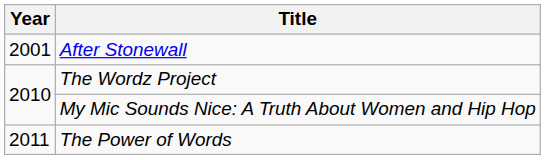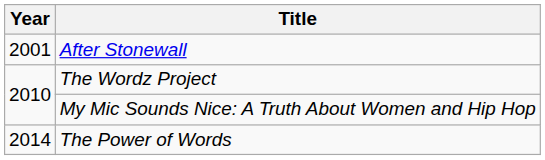(29, 139) 2011 -> (30, 139) 2014
